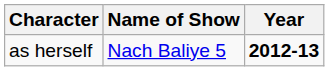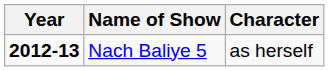columns swapped: (284, 19) <-> (54, 19)
